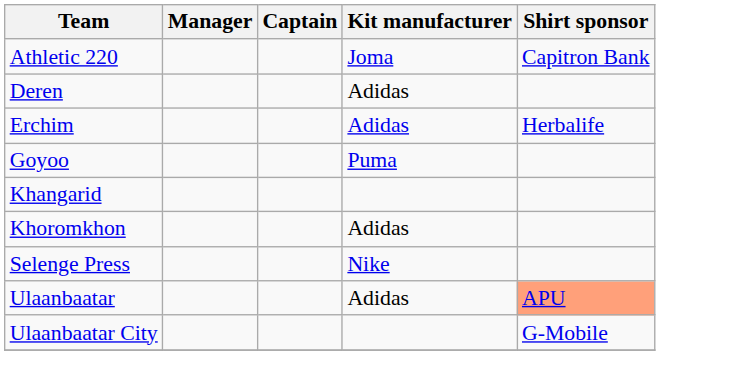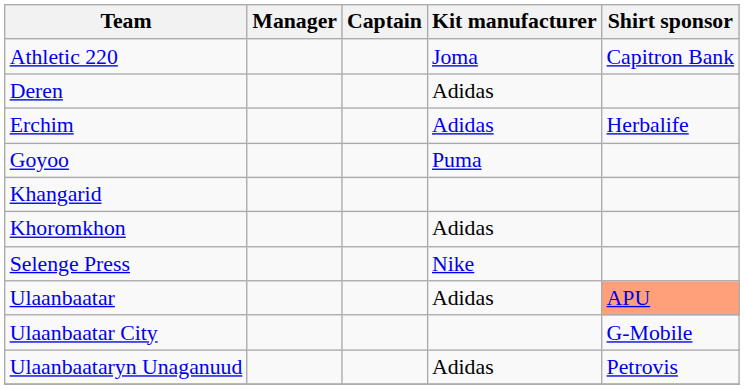+ row: (126, 366)
